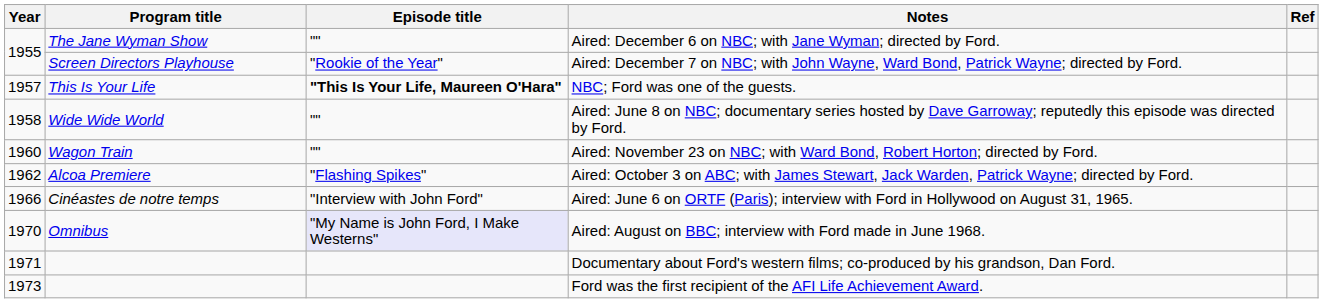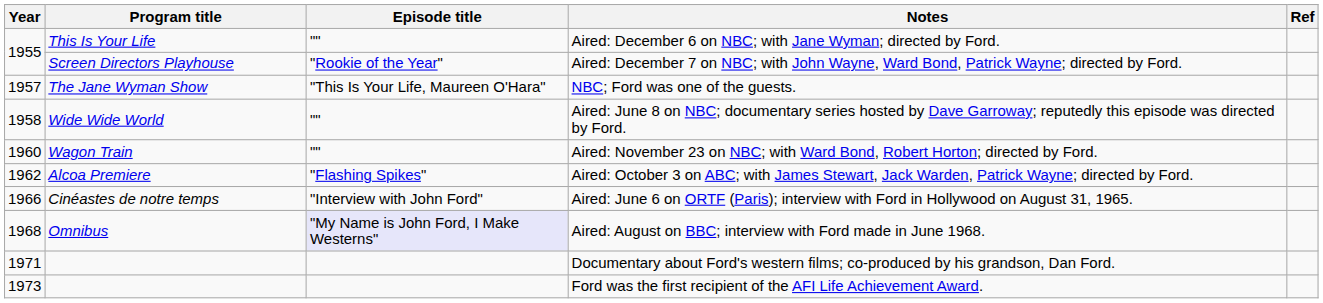(128, 40) The Jane Wyman Show -> (102, 40) This Is Your Life
(102, 88) This Is Your Life -> (128, 88) The Jane Wyman Show
(436, 88) bold -> (428, 88) normal
(25, 231) 1970 -> (25, 231) 1968
